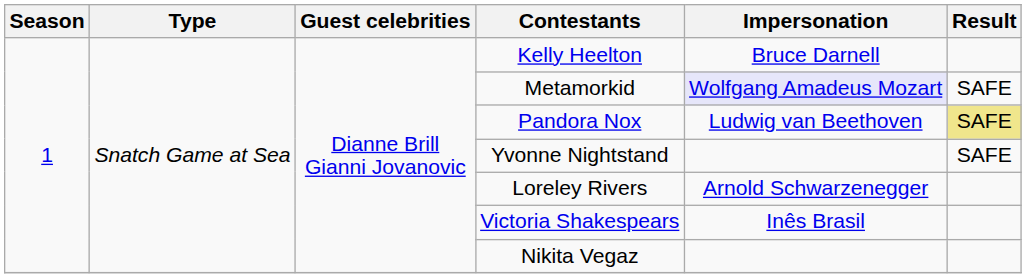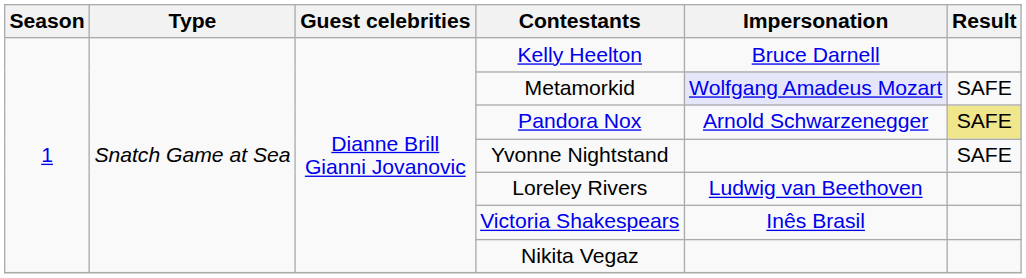(816, 121) Ludwig van Beethoven -> (816, 121) Arnold Schwarzenegger
(816, 188) Arnold Schwarzenegger -> (816, 188) Ludwig van Beethoven
